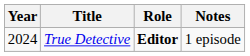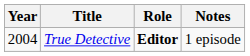(23, 39) 2024 -> (23, 39) 2004
